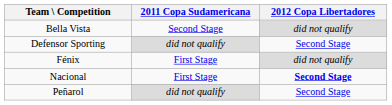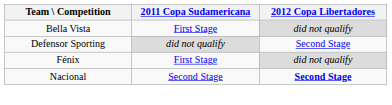(196, 28) Second Stage -> (196, 28) First Stage
(196, 76) First Stage -> (196, 76) Second Stage
- row: (68, 92)
